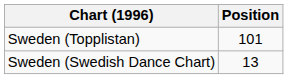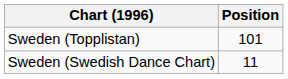(250, 62) 13 -> (250, 62) 11
